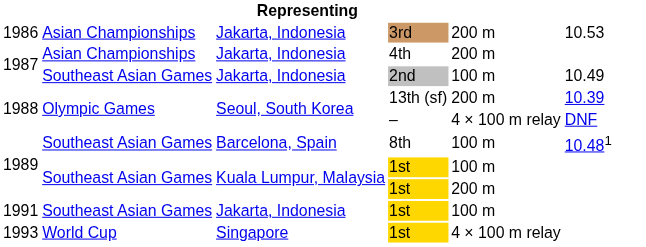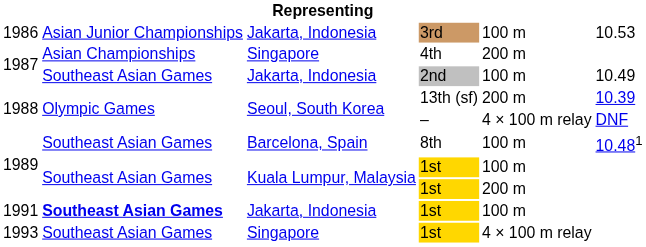(119, 32) Asian Championships -> (143, 32) Asian Junior Championships
(473, 32) 200 m -> (504, 32) 100 m
(281, 54) Jakarta, Indonesia -> (283, 54) Singapore
(127, 211) normal -> (133, 211) bold
(79, 232) World Cup -> (127, 232) Southeast Asian Games
